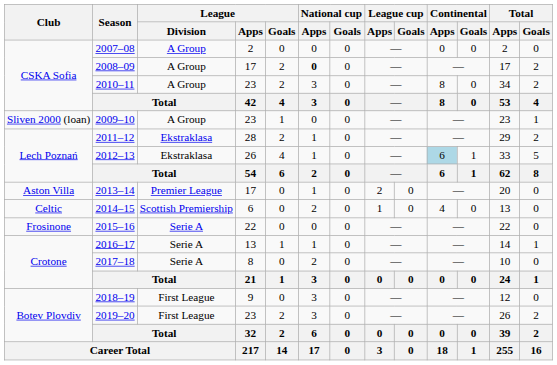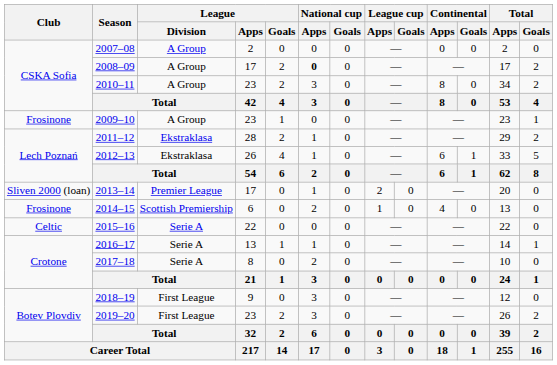(49, 119) Sliven 2000 (loan) -> (49, 119) Frosinone
(442, 155) lightblue background -> (442, 155) no background
(49, 191) Aston Villa -> (49, 191) Sliven 2000 (loan)
(49, 208) Celtic -> (49, 208) Frosinone
(49, 226) Frosinone -> (49, 226) Celtic
